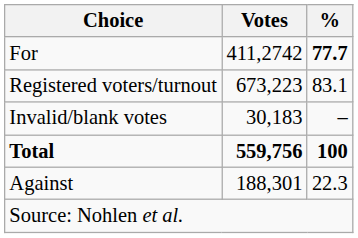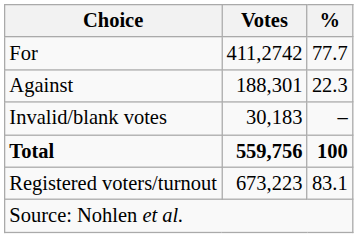(330, 53) bold -> (330, 53) normal
rows swapped: (41, 183) <-> (113, 85)
